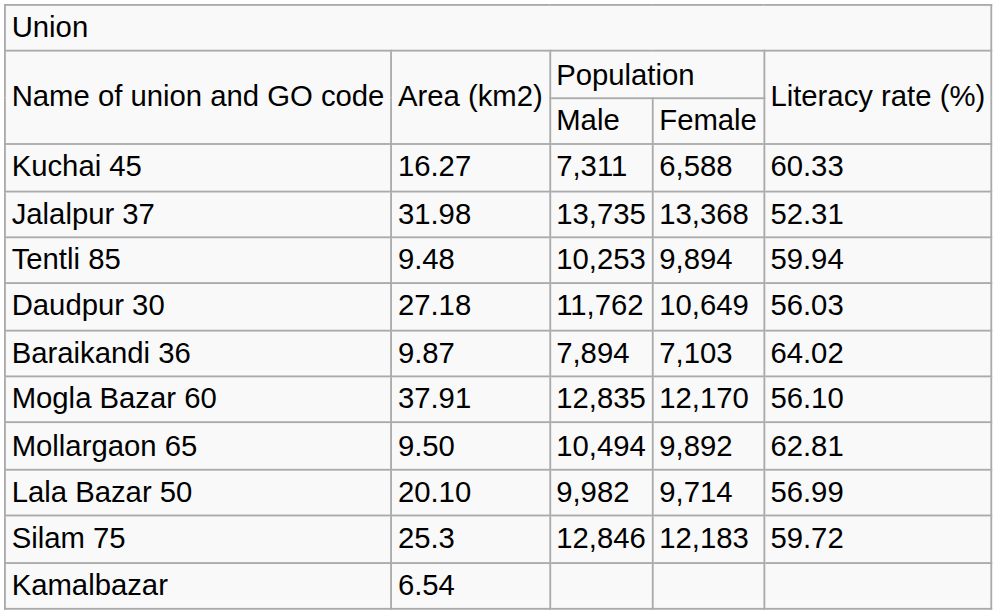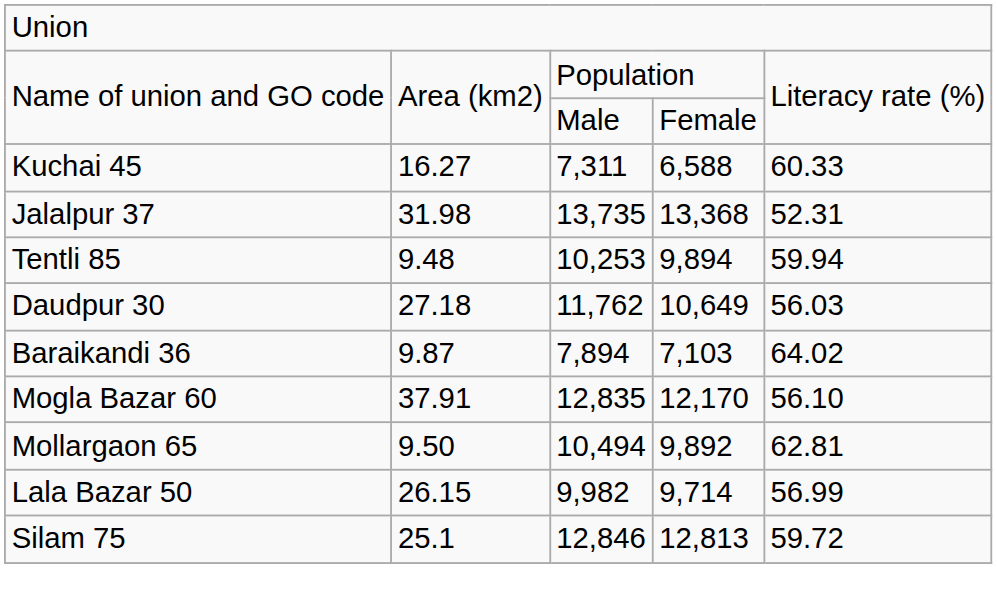(435, 492) 20.10 -> (435, 492) 26.15
(426, 538) 25.3 -> (426, 538) 25.1
(704, 538) 12,183 -> (704, 538) 12,813
- row: (90, 584)
